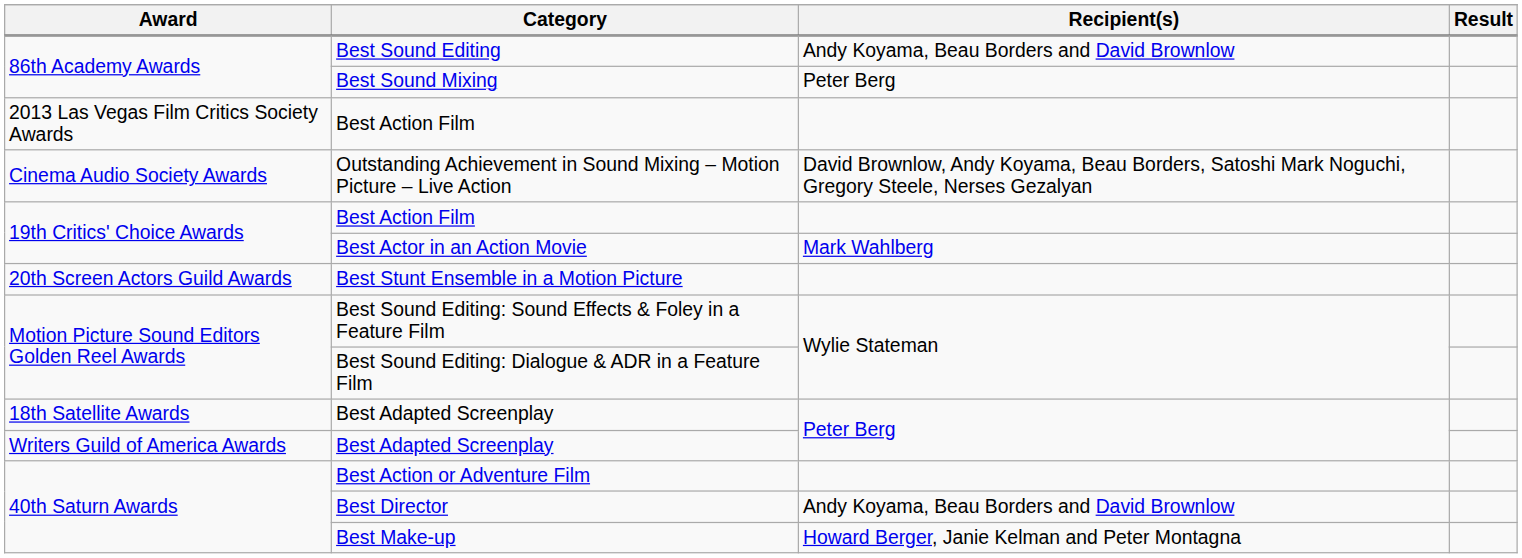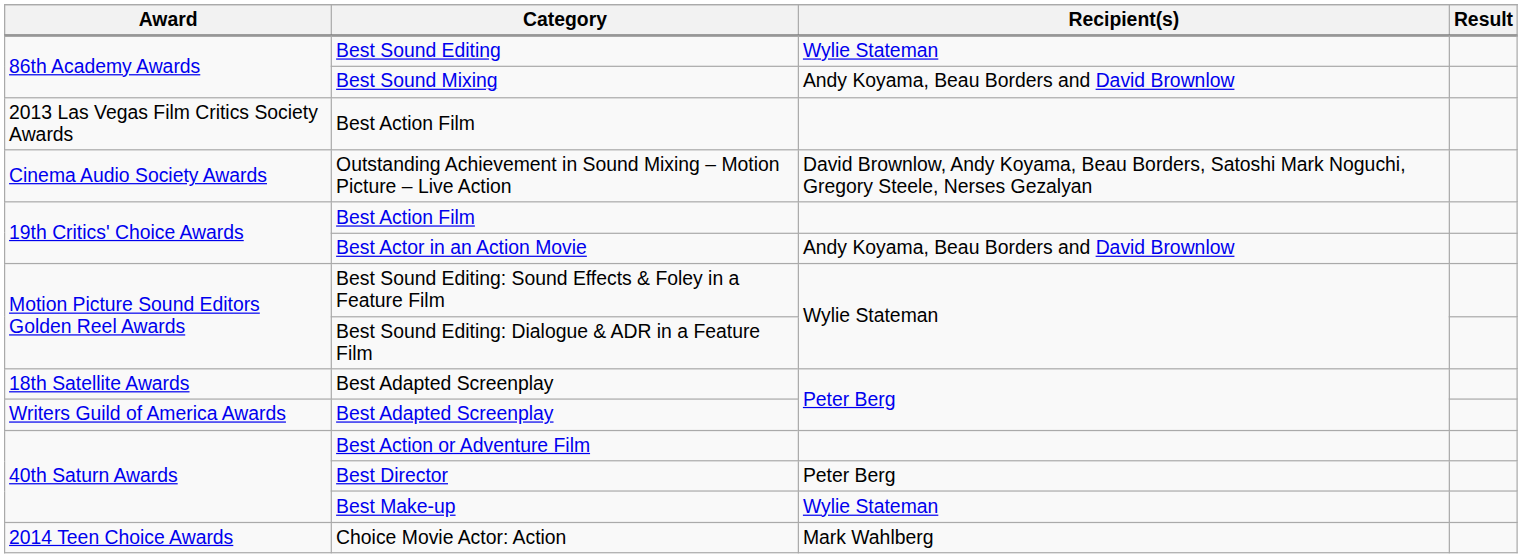(1019, 51) Andy Koyama, Beau Borders and David Brownlow -> (871, 51) Wylie Stateman
(849, 81) Peter Berg -> (1019, 81) Andy Koyama, Beau Borders and David Brownlow
(868, 248) Mark Wahlberg -> (1019, 248) Andy Koyama, Beau Borders and David Brownlow
- row: (150, 278)
(1019, 506) Andy Koyama, Beau Borders and David Brownlow -> (849, 476) Peter Berg
(1022, 537) Howard Berger, Janie Kelman and Peter Montagna -> (871, 506) Wylie Stateman
+ row: (121, 537)
